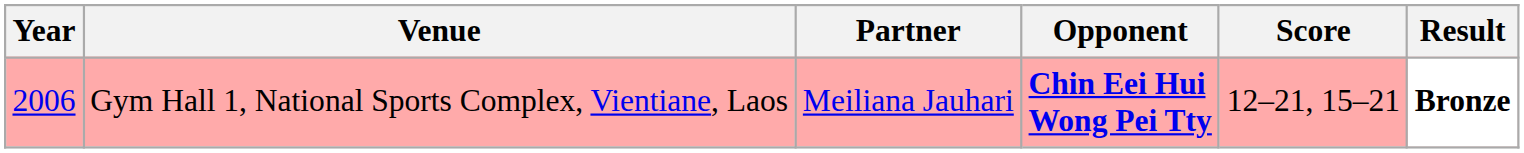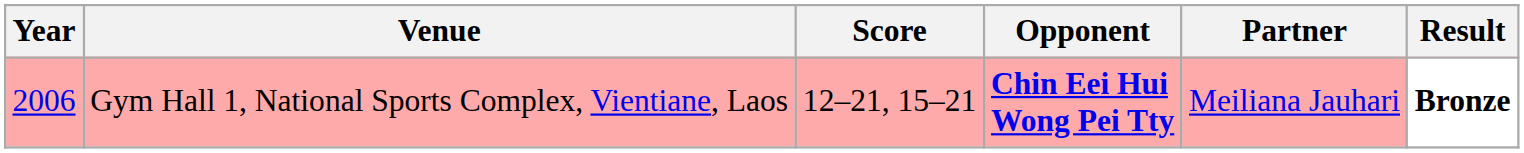columns swapped: (908, 30) <-> (1313, 30)
